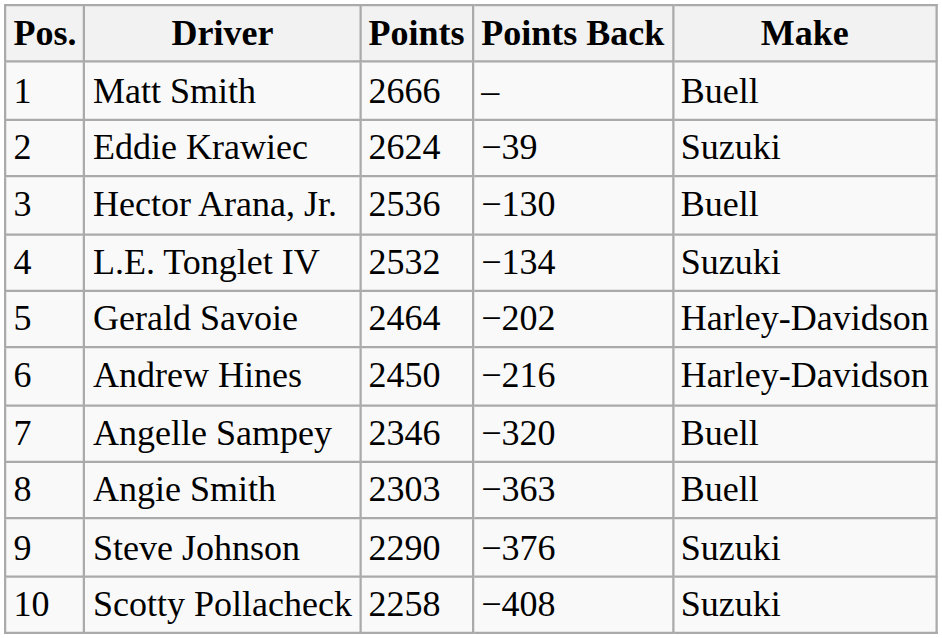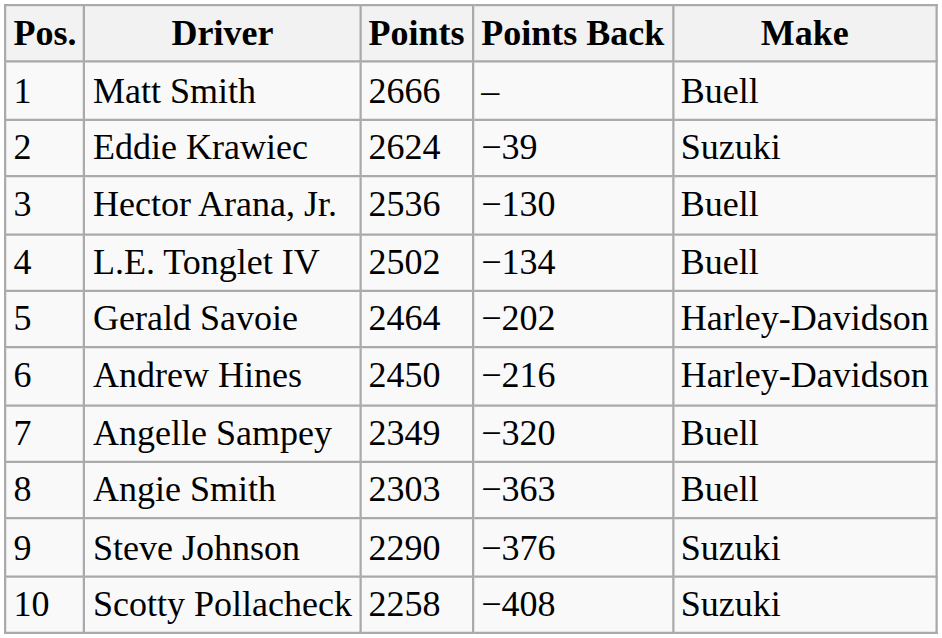(405, 261) 2532 -> (405, 261) 2502
(731, 261) Suzuki -> (720, 261) Buell
(405, 432) 2346 -> (405, 432) 2349
